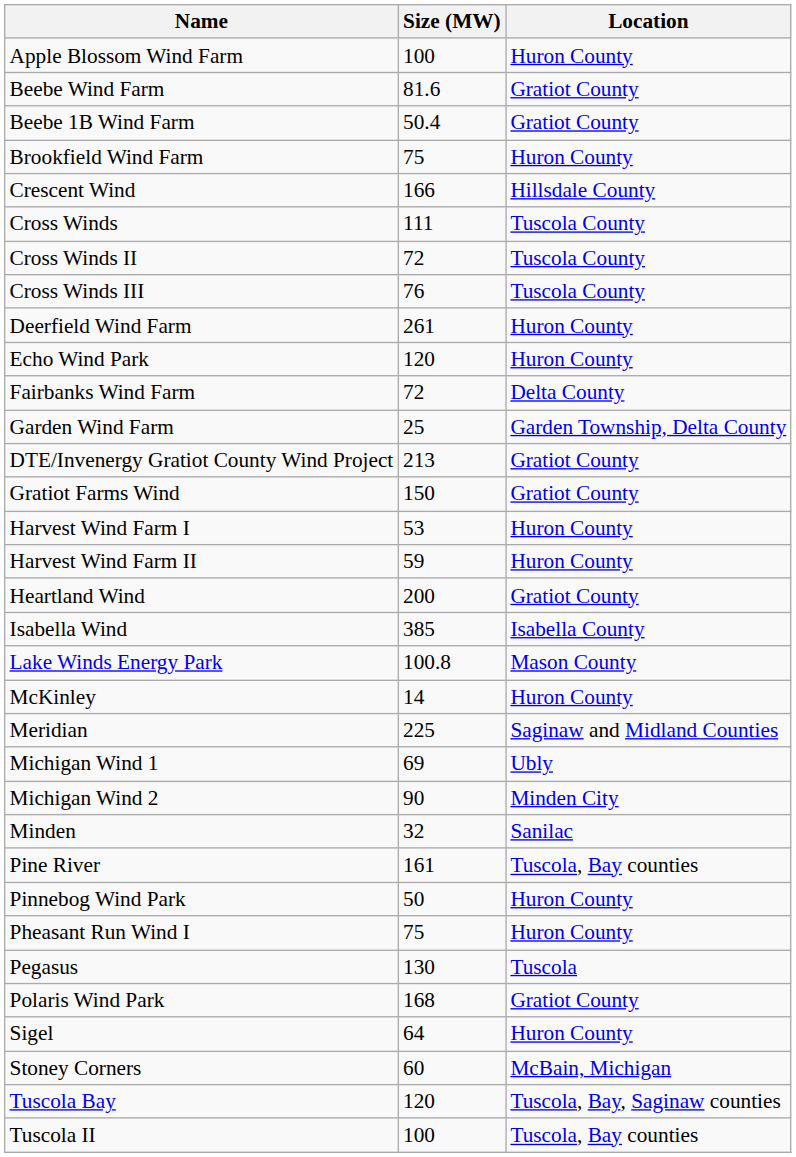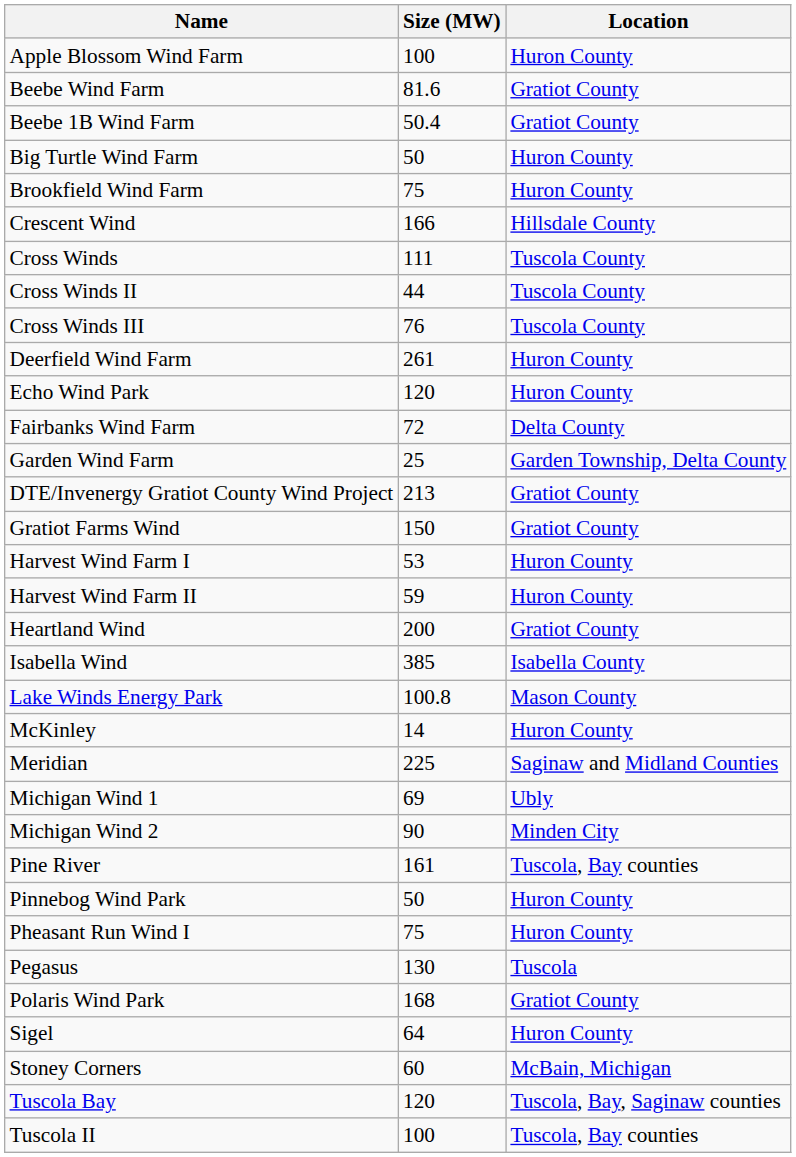+ row: (104, 156)
(414, 257) 72 -> (414, 291) 44
- row: (43, 831)
